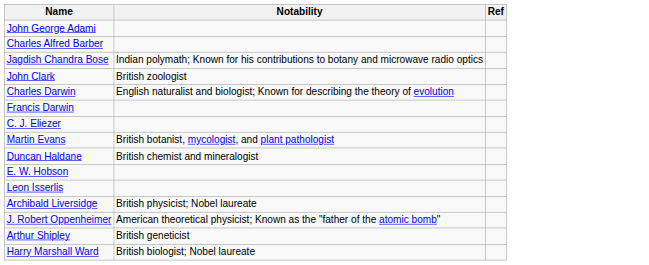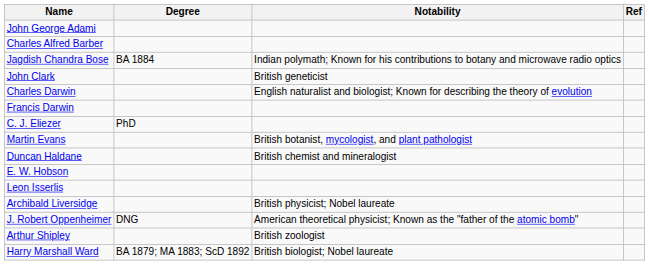+ column: (183, 12)
(151, 76) British zoologist -> (291, 76) British geneticist
(153, 236) British geneticist -> (289, 236) British zoologist
